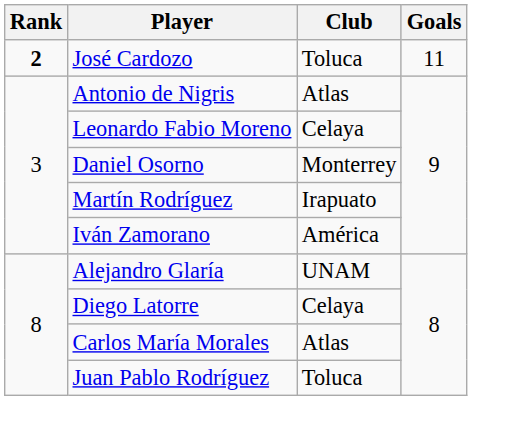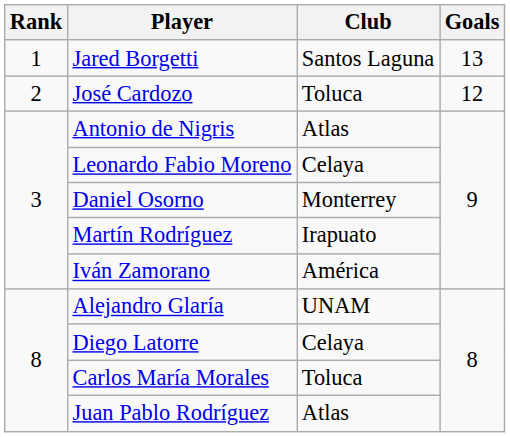+ row: (135, 57)
(36, 57) bold -> (36, 93) normal
(434, 57) 11 -> (472, 93) 12
(325, 341) Atlas -> (332, 377) Toluca
(332, 377) Toluca -> (325, 413) Atlas
